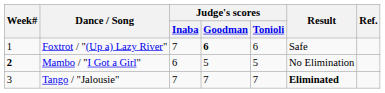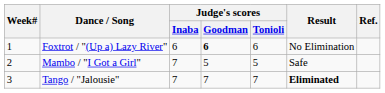(175, 46) 7 -> (175, 46) 6
(298, 46) Safe -> (322, 46) No Elimination
(9, 63) bold -> (9, 63) normal
(175, 63) 6 -> (175, 63) 7
(322, 63) No Elimination -> (298, 63) Safe
